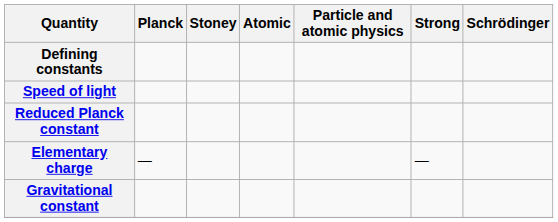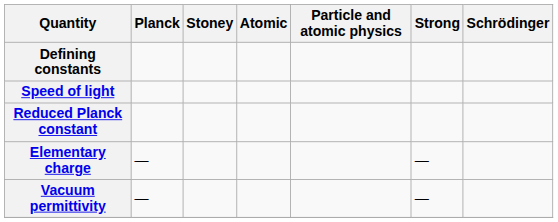+ row: (68, 198)
- row: (69, 198)
